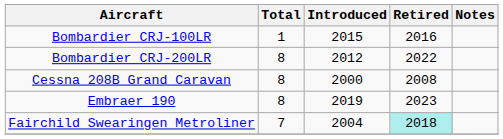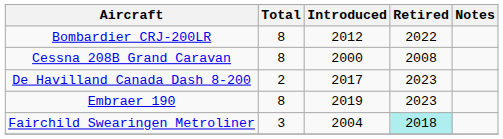- row: (132, 37)
+ row: (132, 80)
(281, 123) 7 -> (281, 123) 3
